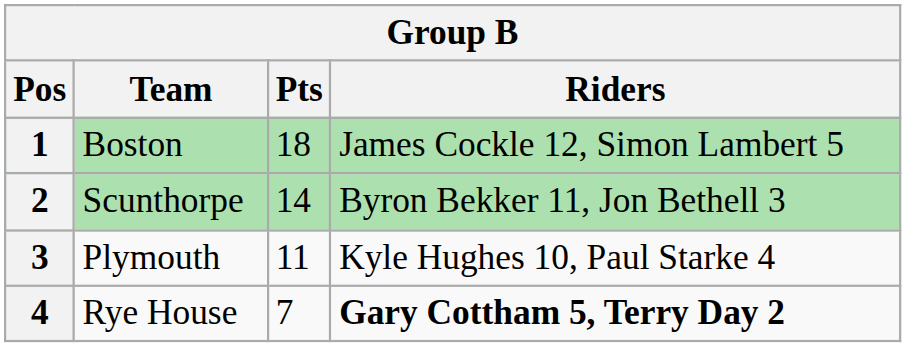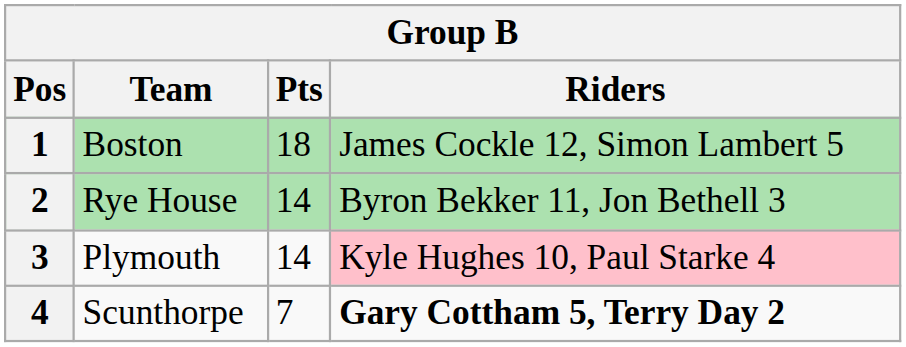(163, 200) Scunthorpe -> (160, 200) Rye House
(293, 256) 11 -> (293, 256) 14
(557, 256) no background -> (557, 256) pink background
(160, 312) Rye House -> (163, 312) Scunthorpe
